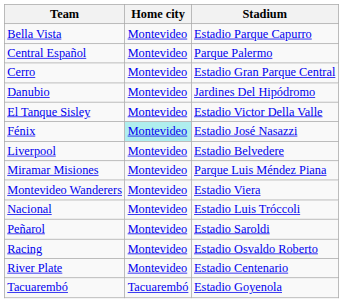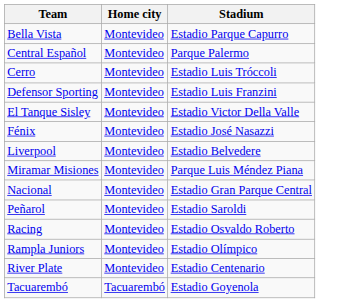(265, 72) Estadio Gran Parque Central -> (224, 72) Estadio Luis Tróccoli
- row: (28, 92)
+ row: (53, 92)
(157, 131) paleturquoise background -> (134, 131) no background
- row: (65, 190)
(247, 209) Estadio Luis Tróccoli -> (241, 190) Estadio Gran Parque Central
+ row: (46, 248)
